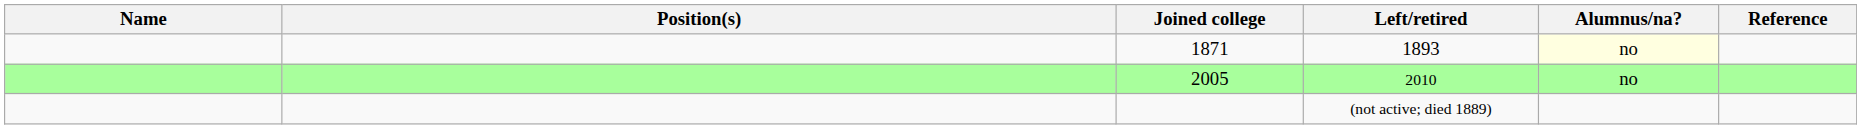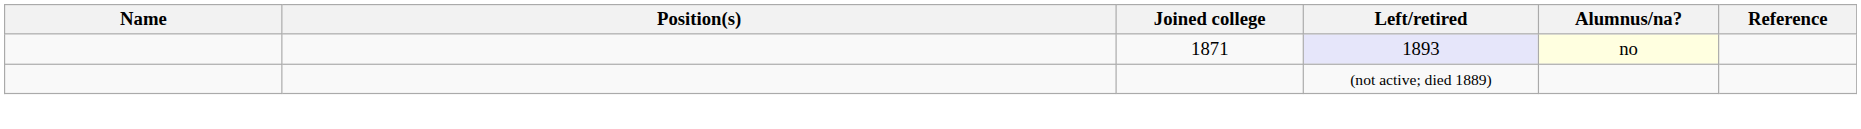(1421, 49) no background -> (1421, 49) lavender background
- row: (1210, 78)
